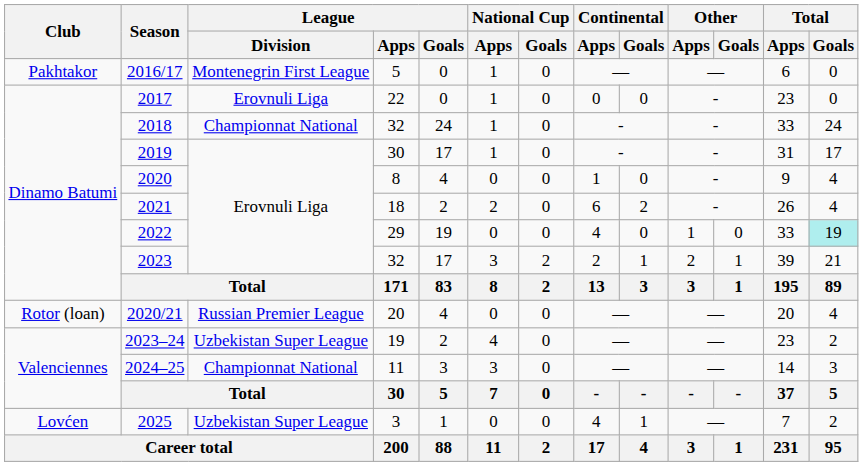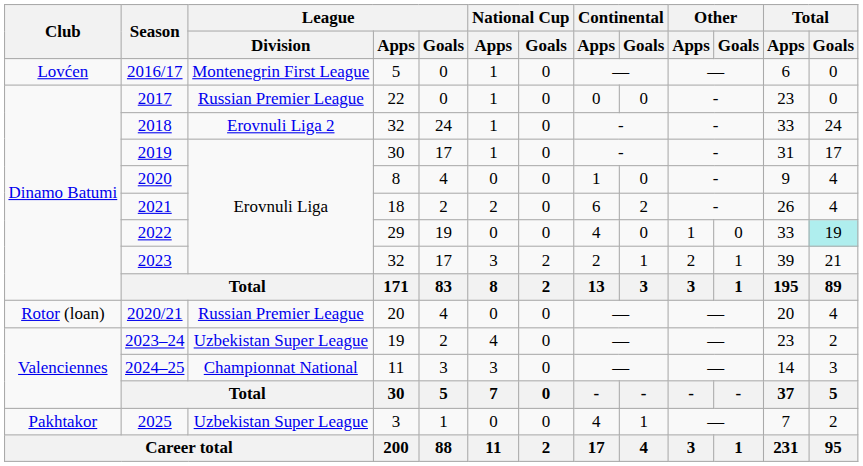(63, 71) Pakhtakor -> (63, 71) Lovćen
(281, 98) Erovnuli Liga -> (281, 98) Russian Premier League
(281, 125) Championnat National -> (281, 125) Erovnuli Liga 2
(63, 421) Lovćen -> (63, 421) Pakhtakor
